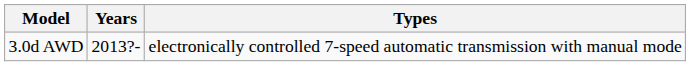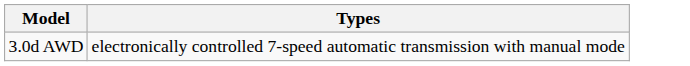- column: (116, 18)
